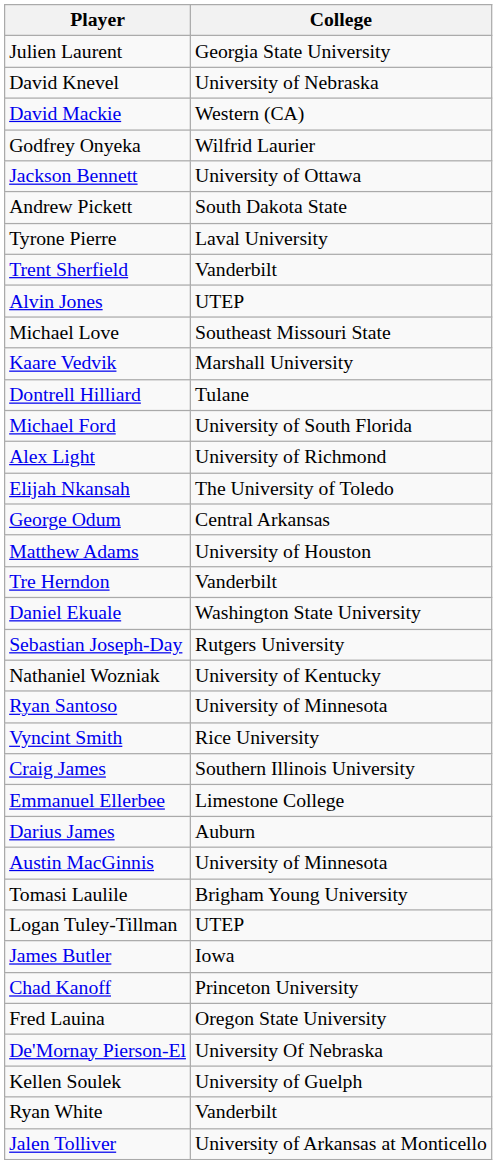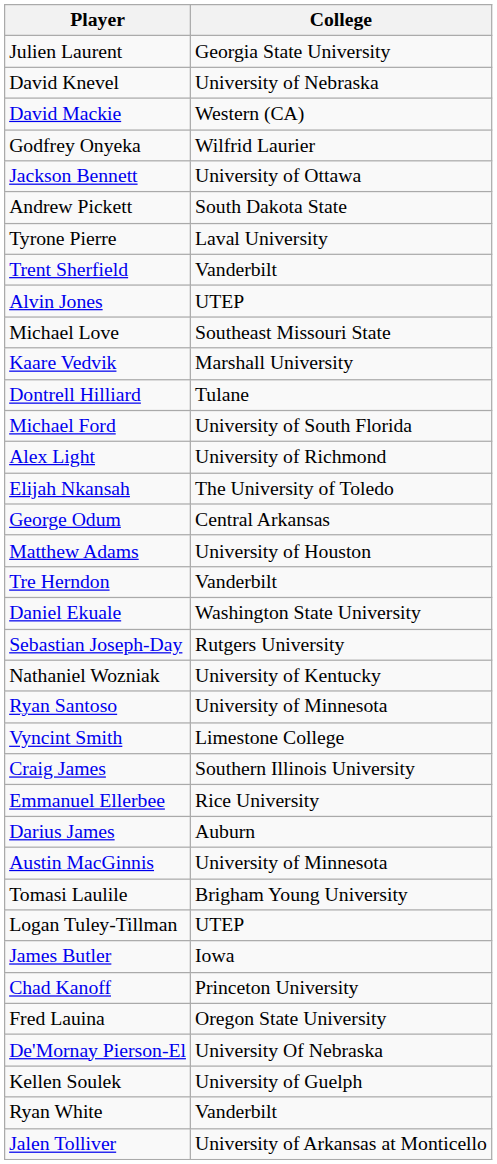(257, 737) Rice University -> (270, 737) Limestone College
(270, 800) Limestone College -> (257, 800) Rice University
